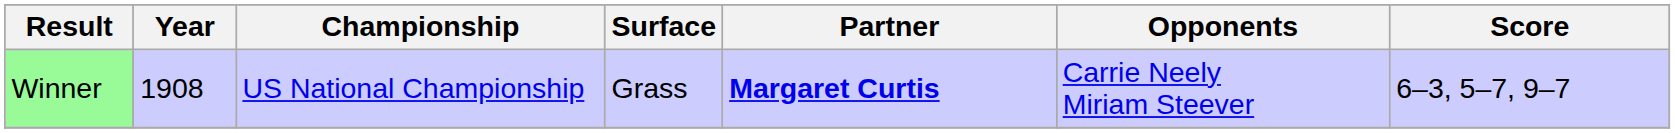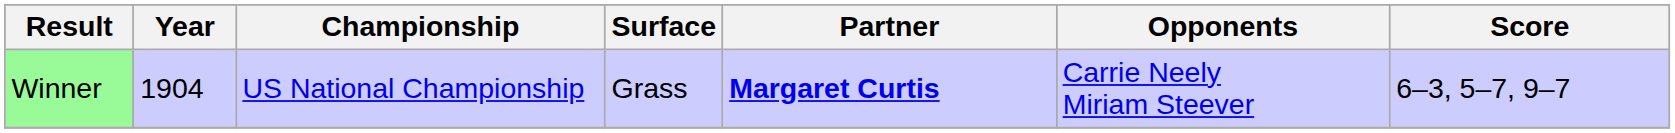(172, 88) 1908 -> (172, 88) 1904
